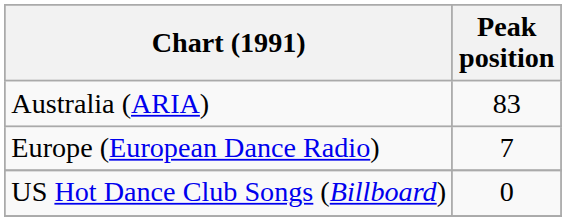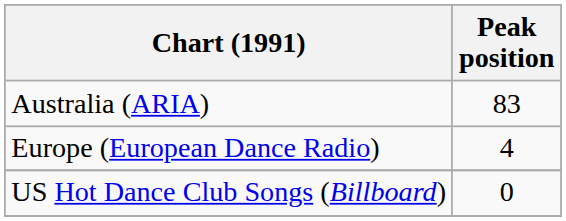(507, 147) 7 -> (507, 147) 4
